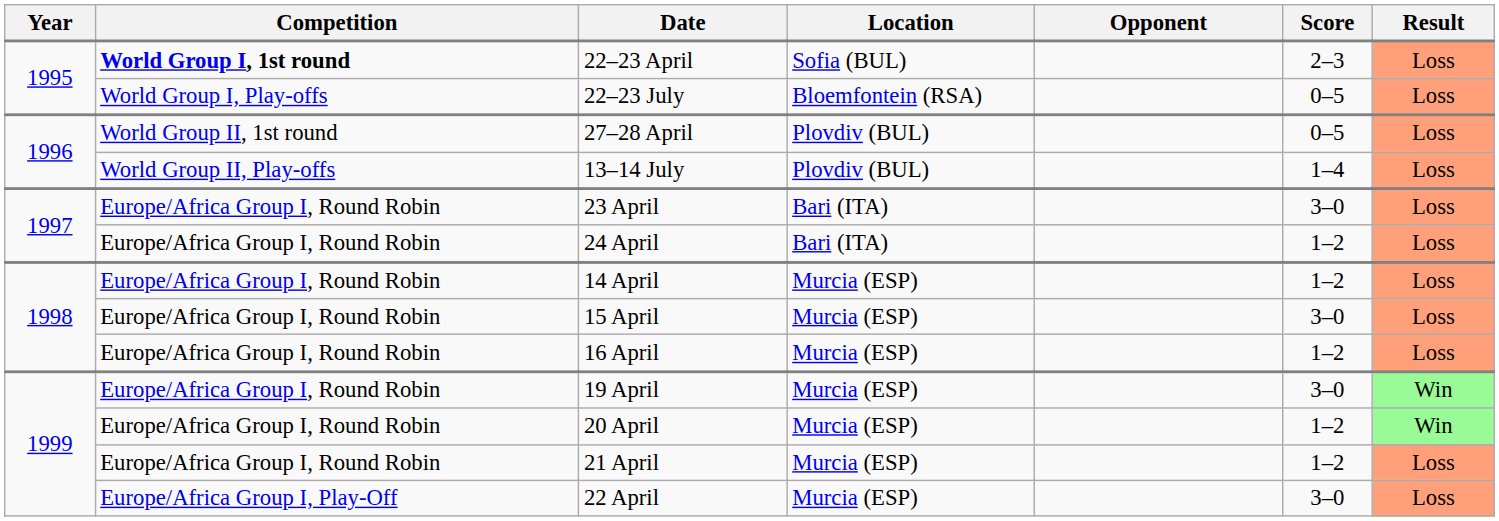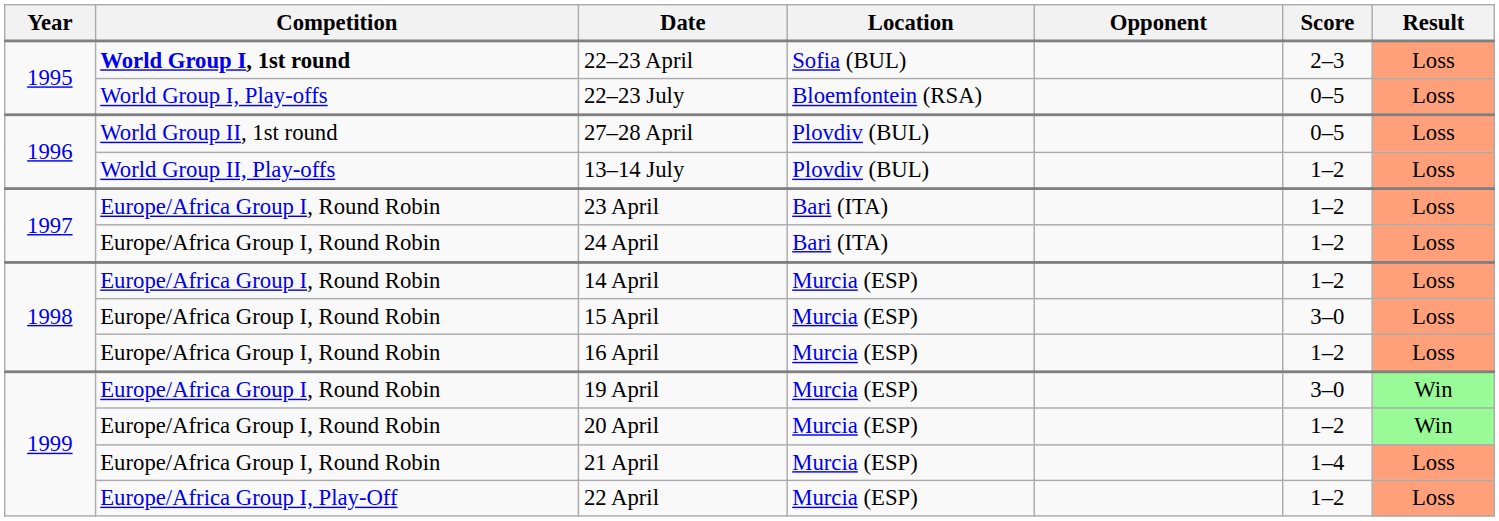(1327, 169) 1–4 -> (1327, 169) 1–2
(1327, 206) 3–0 -> (1327, 206) 1–2
(1327, 462) 1–2 -> (1327, 462) 1–4
(1327, 498) 3–0 -> (1327, 498) 1–2
